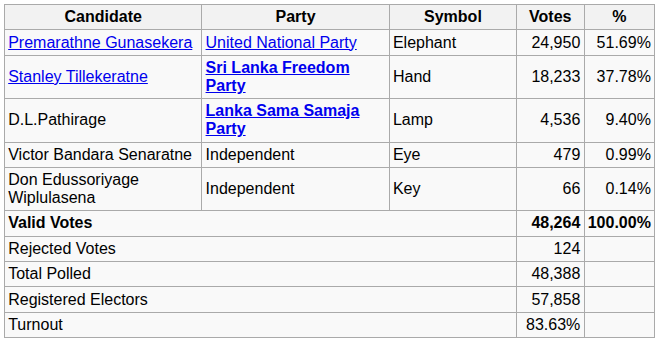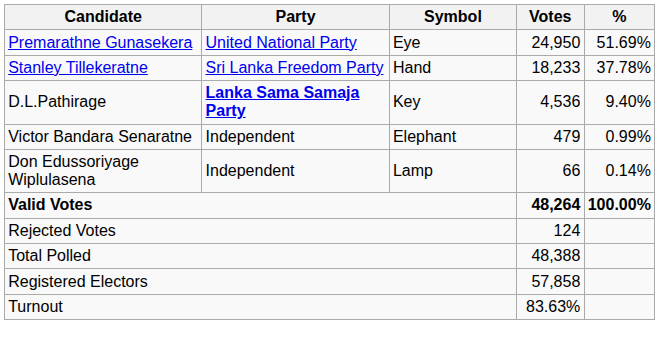(425, 42) Elephant -> (407, 42) Eye
(278, 76) bold -> (294, 67) normal
(413, 120) Lamp -> (407, 102) Key
(407, 154) Eye -> (425, 136) Elephant
(407, 189) Key -> (413, 171) Lamp
